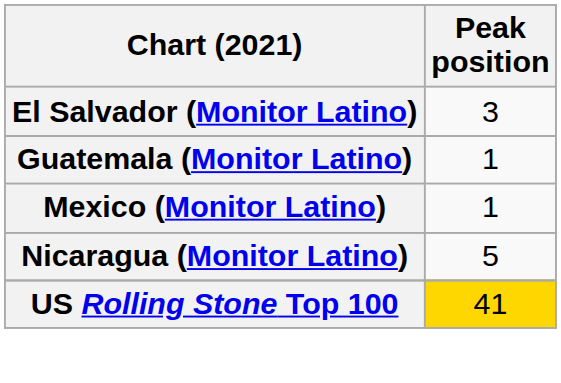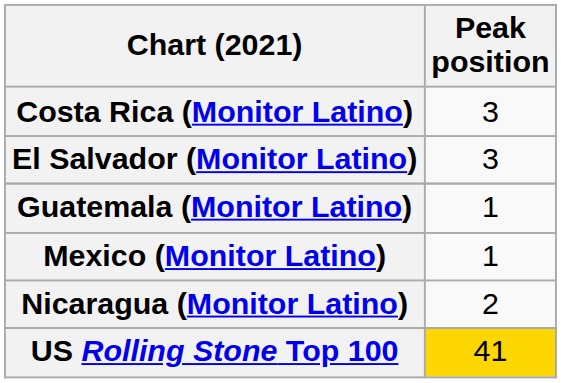+ row: (215, 111)
(490, 255) 5 -> (490, 303) 2
